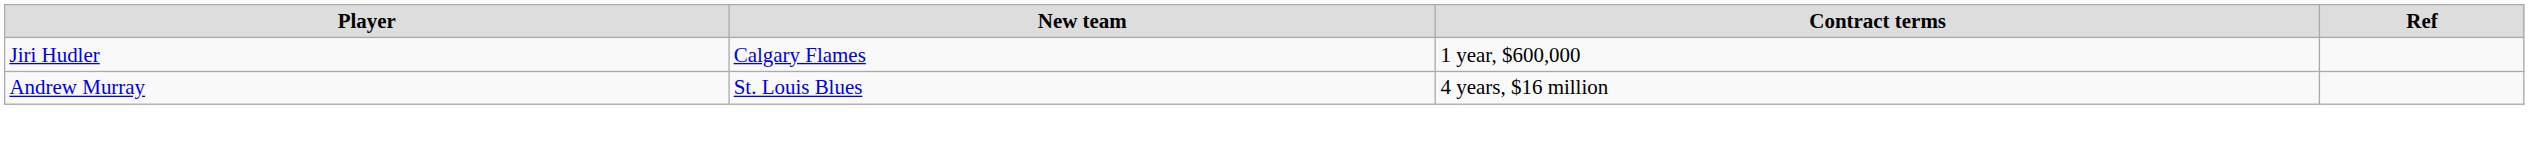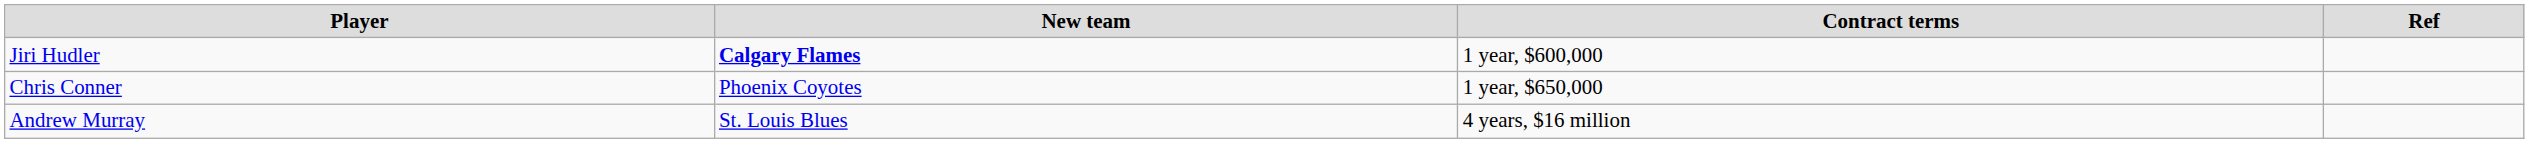(800, 54) normal -> (790, 54) bold
+ row: (66, 87)
